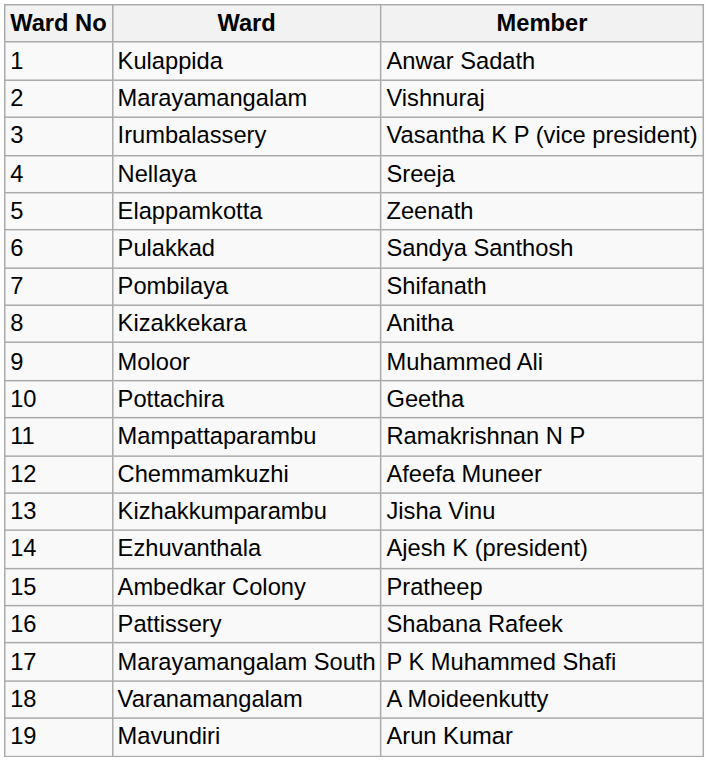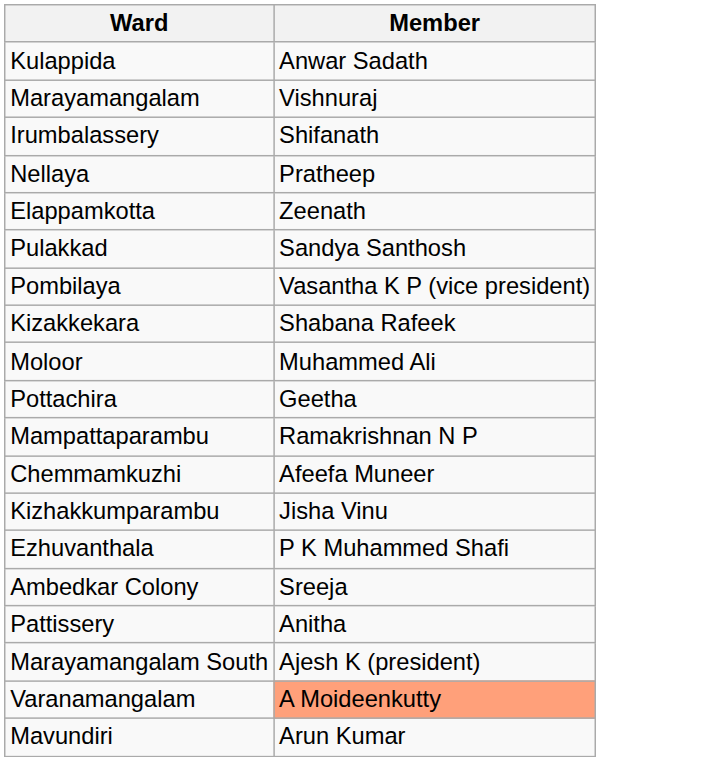- column: (58, 23)
(542, 135) Vasantha K P (vice president) -> (329, 135) Shifanath
(421, 173) Sreeja -> (327, 173) Pratheep
(437, 286) Shifanath -> (435, 286) Vasantha K P (vice president)
(420, 323) Anitha -> (367, 323) Shabana Rafeek
(487, 549) Ajesh K (president) -> (394, 549) P K Muhammed Shafi
(435, 586) Pratheep -> (313, 586) Sreeja
(475, 624) Shabana Rafeek -> (313, 624) Anitha
(501, 661) P K Muhammed Shafi -> (380, 661) Ajesh K (president)
(467, 699) no background -> (360, 699) lightsalmon background
